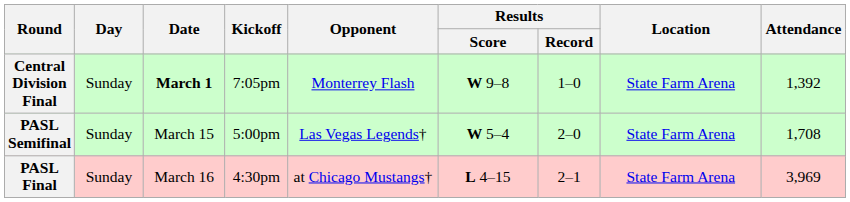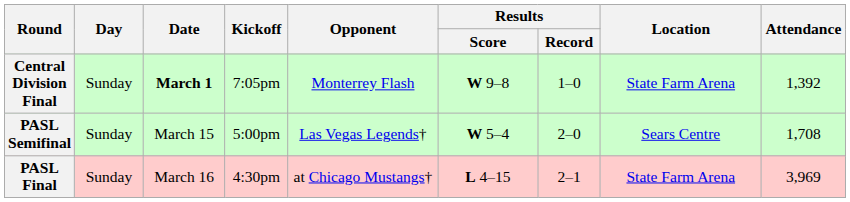(681, 134) State Farm Arena -> (681, 134) Sears Centre
